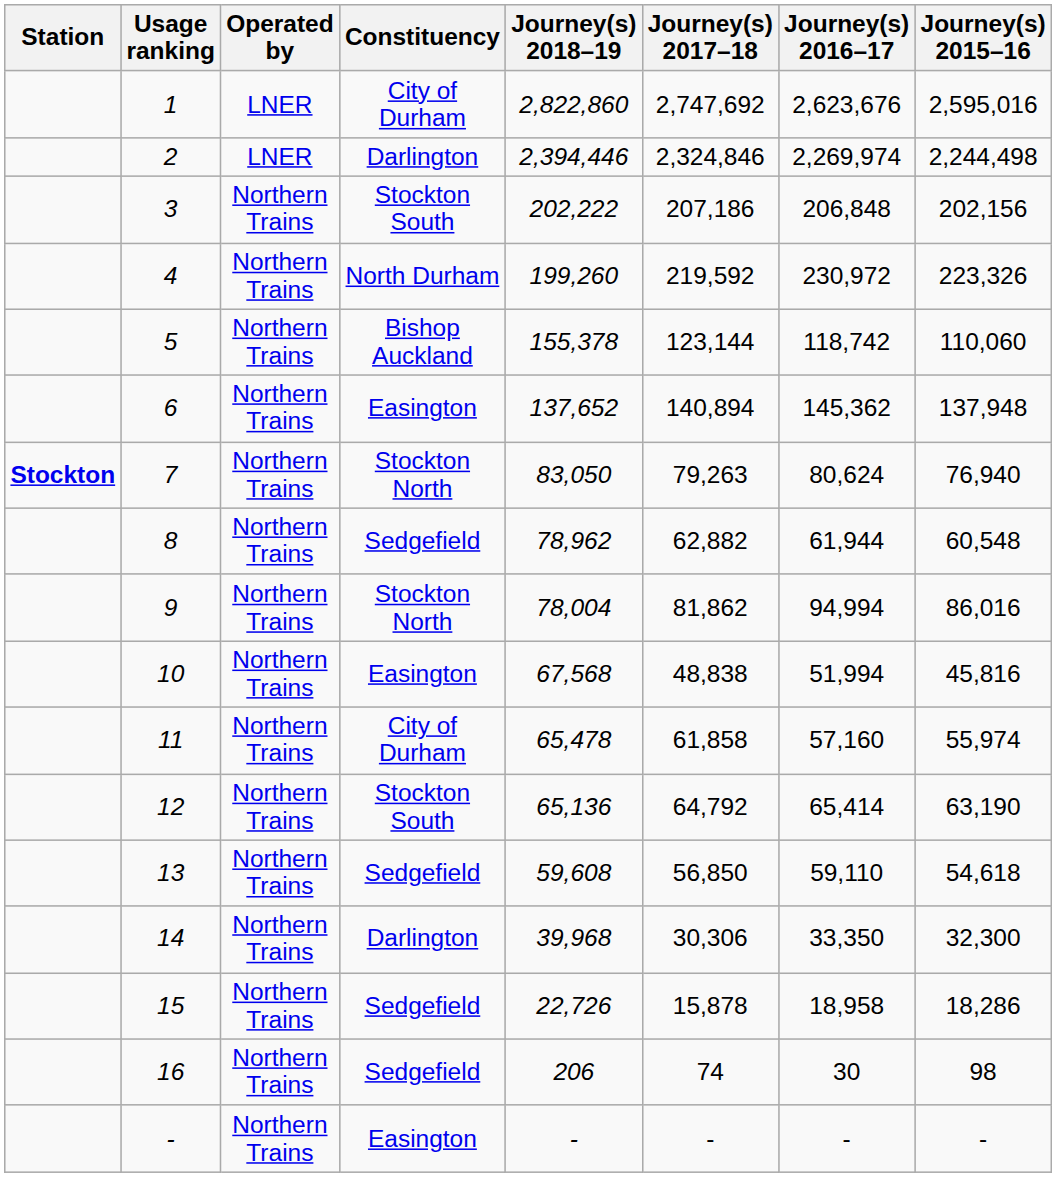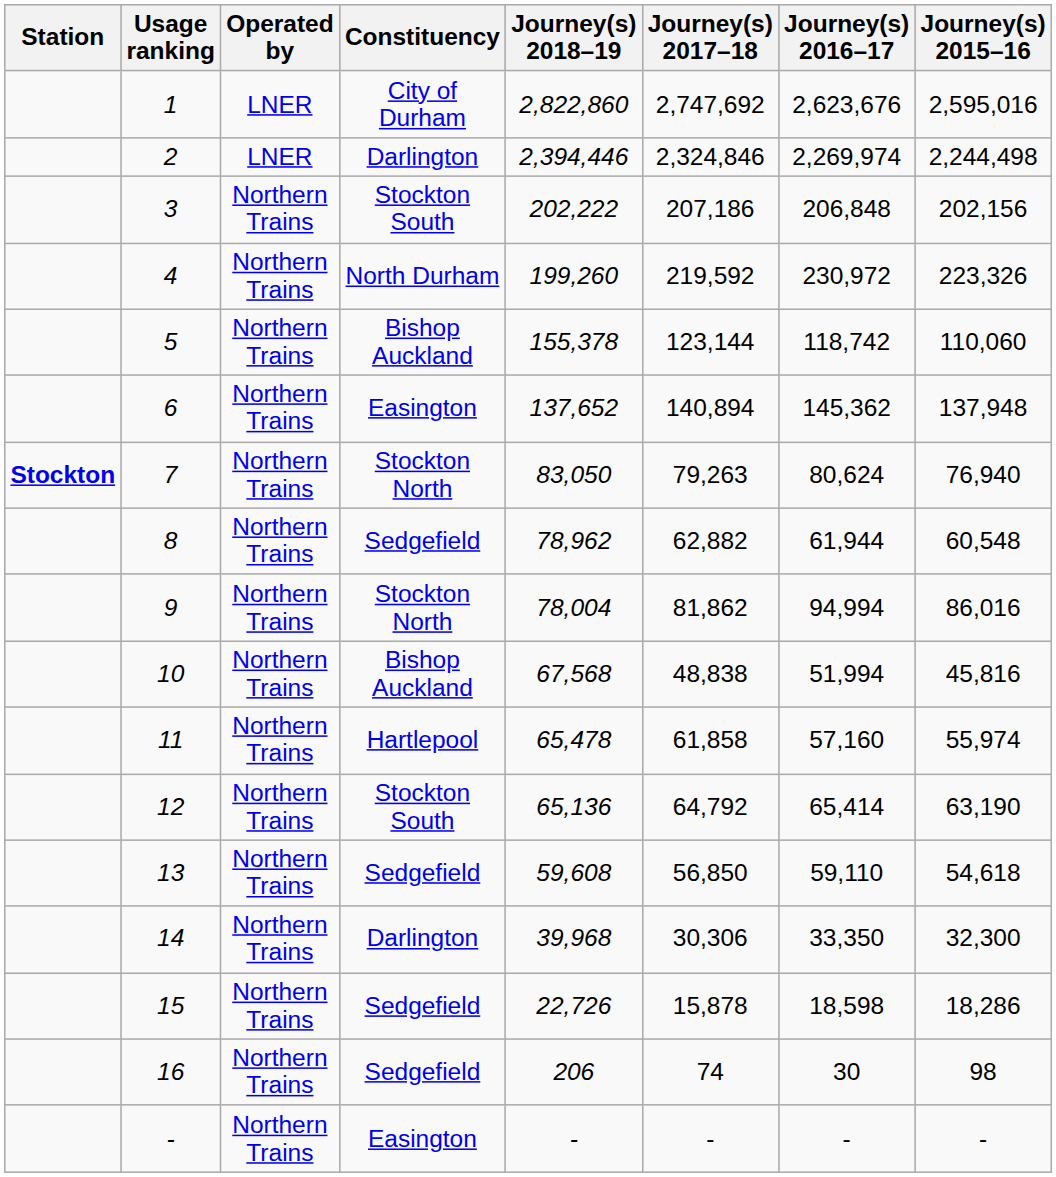(422, 673) Easington -> (422, 673) Bishop Auckland
(422, 740) City of Durham -> (422, 740) Hartlepool
(847, 1005) 18,958 -> (847, 1005) 18,598
